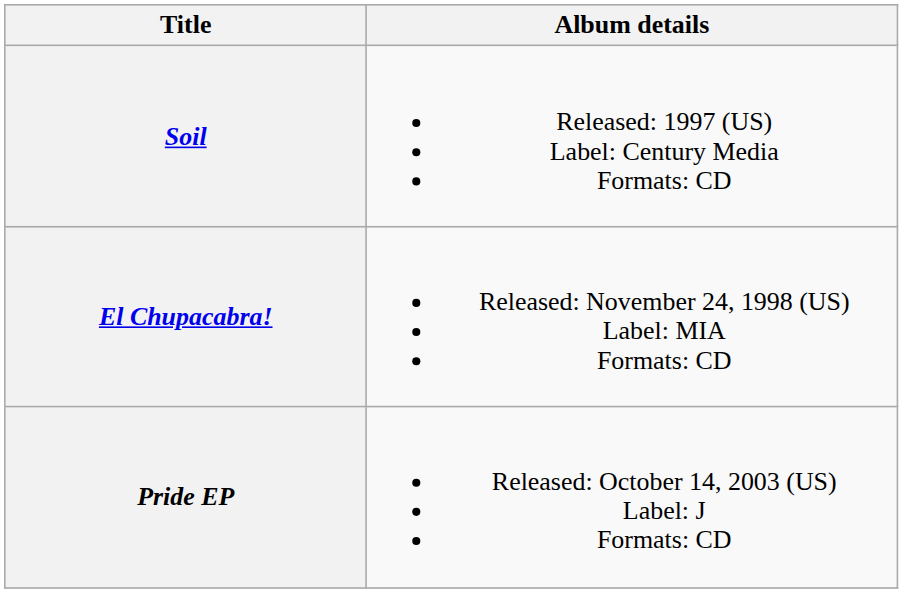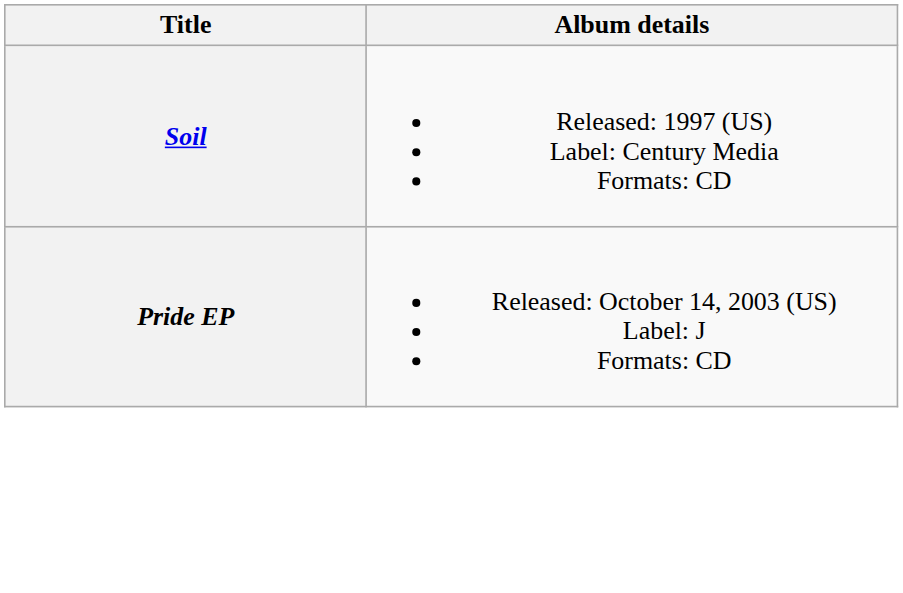- row: (186, 316)
